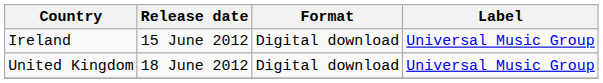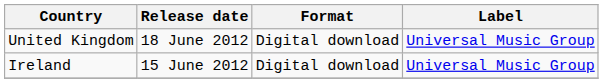rows swapped: (40, 41) <-> (71, 65)
